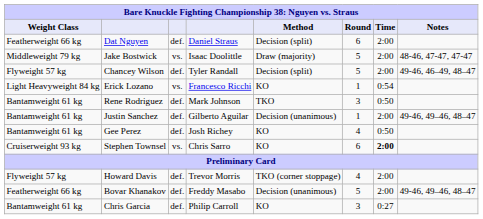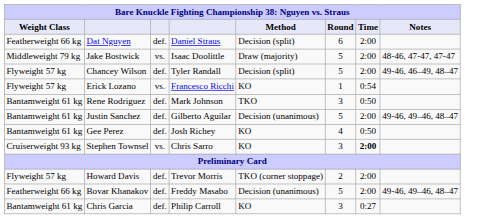(53, 86) Light Heavyweight 84 kg -> (36, 86) Flyweight 57 kg
(358, 116) 1 -> (340, 116) 5
(358, 146) 6 -> (340, 146) 3
(358, 176) 4 -> (340, 176) 2
